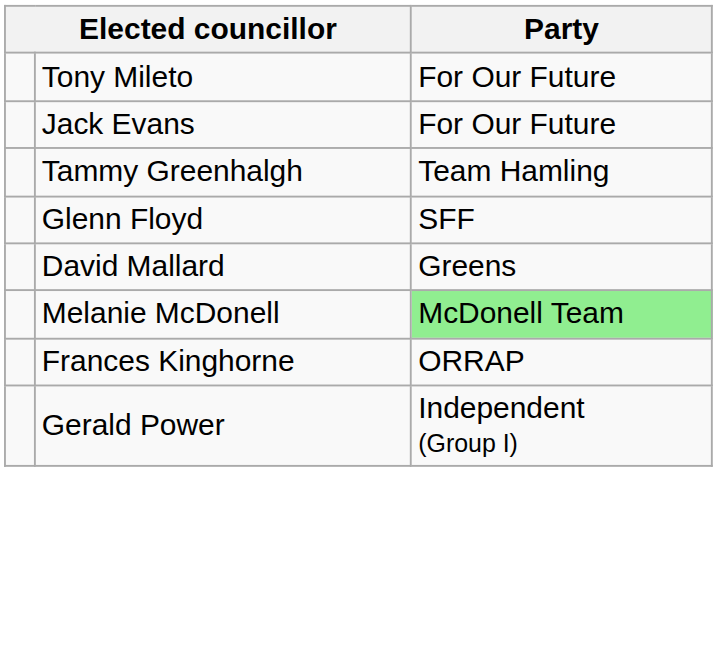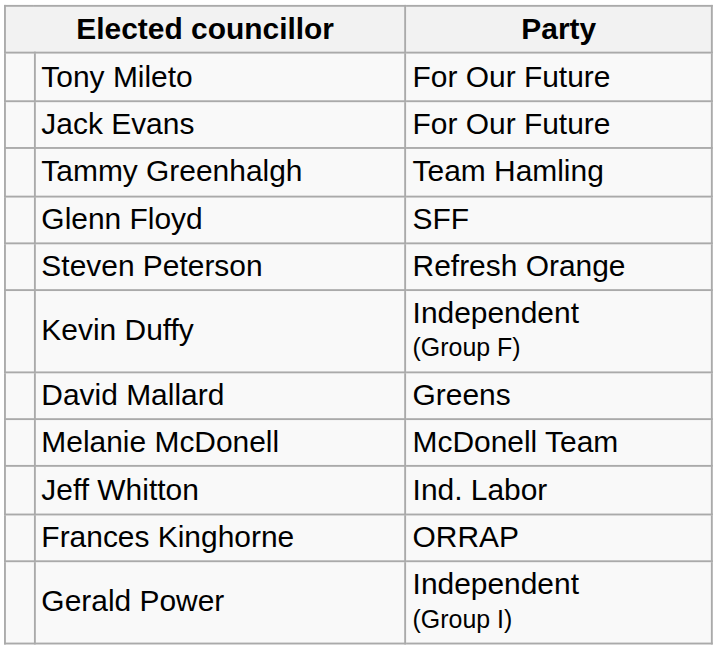+ row: (152, 266)
+ row: (118, 330)
(521, 313) lightgreen background -> (515, 442) no background
+ row: (120, 489)
